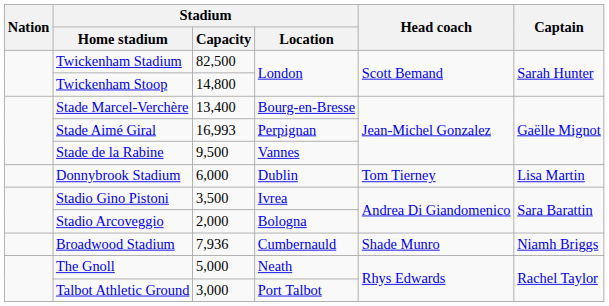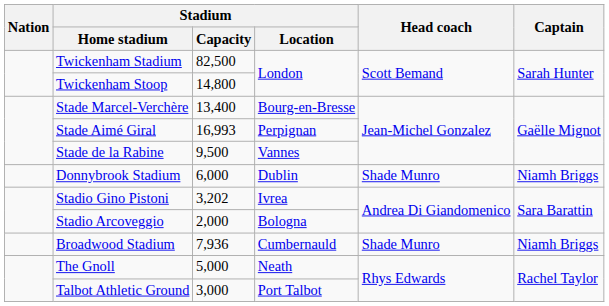(399, 175) Tom Tierney -> (401, 175) Shade Munro
(551, 175) Lisa Martin -> (558, 175) Niamh Briggs
(212, 198) 3,500 -> (212, 198) 3,202
